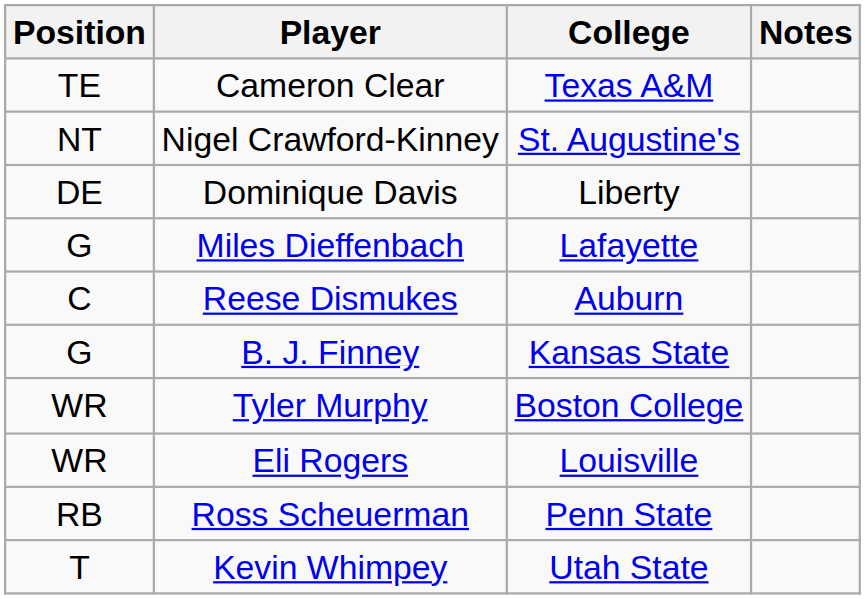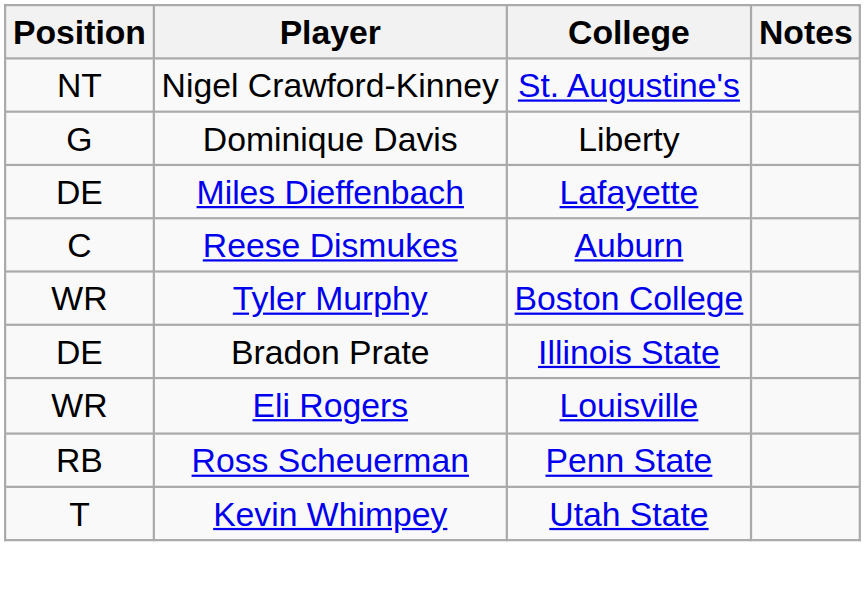- row: (330, 85)
(79, 192) DE -> (79, 139) G
(79, 246) G -> (79, 192) DE
- row: (330, 353)
+ row: (330, 353)
